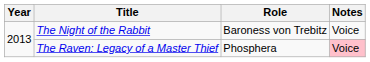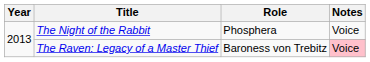(275, 30) Baroness von Trebitz -> (250, 30) Phosphera
(250, 48) Phosphera -> (275, 48) Baroness von Trebitz
